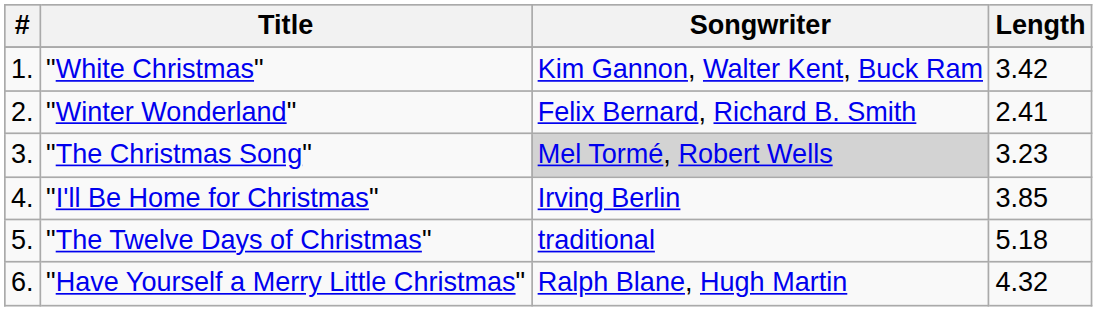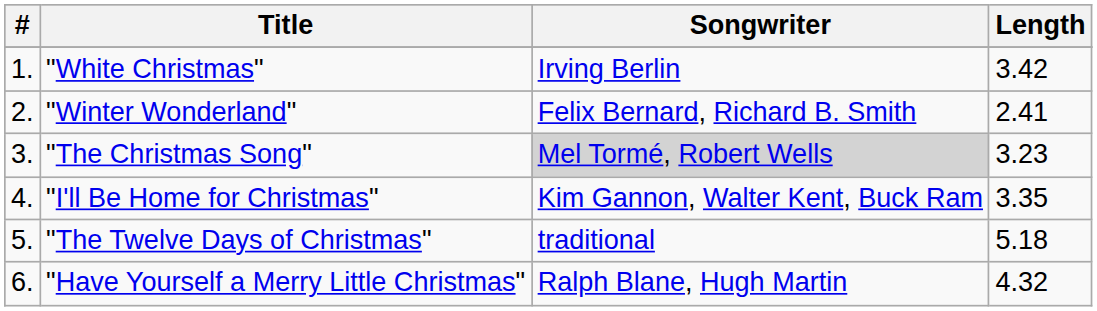(760, 68) Kim Gannon, Walter Kent, Buck Ram -> (609, 68) Irving Berlin
(609, 197) Irving Berlin -> (760, 197) Kim Gannon, Walter Kent, Buck Ram
(1022, 197) 3.85 -> (1022, 197) 3.35
